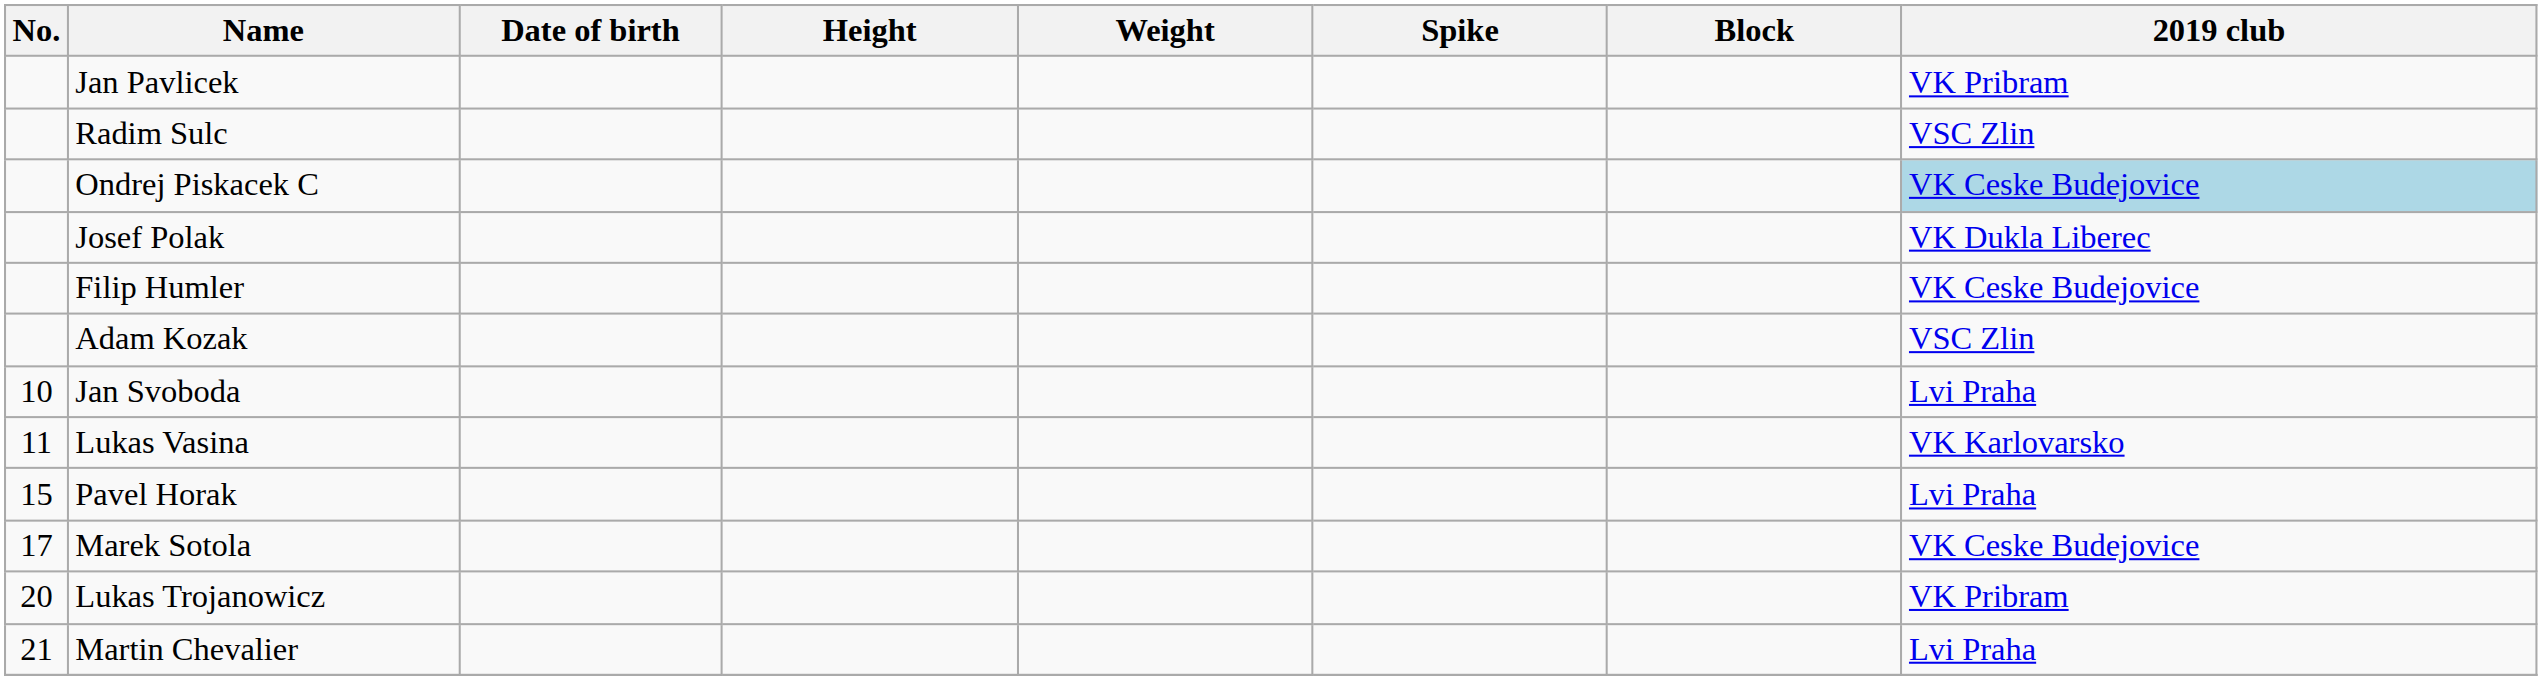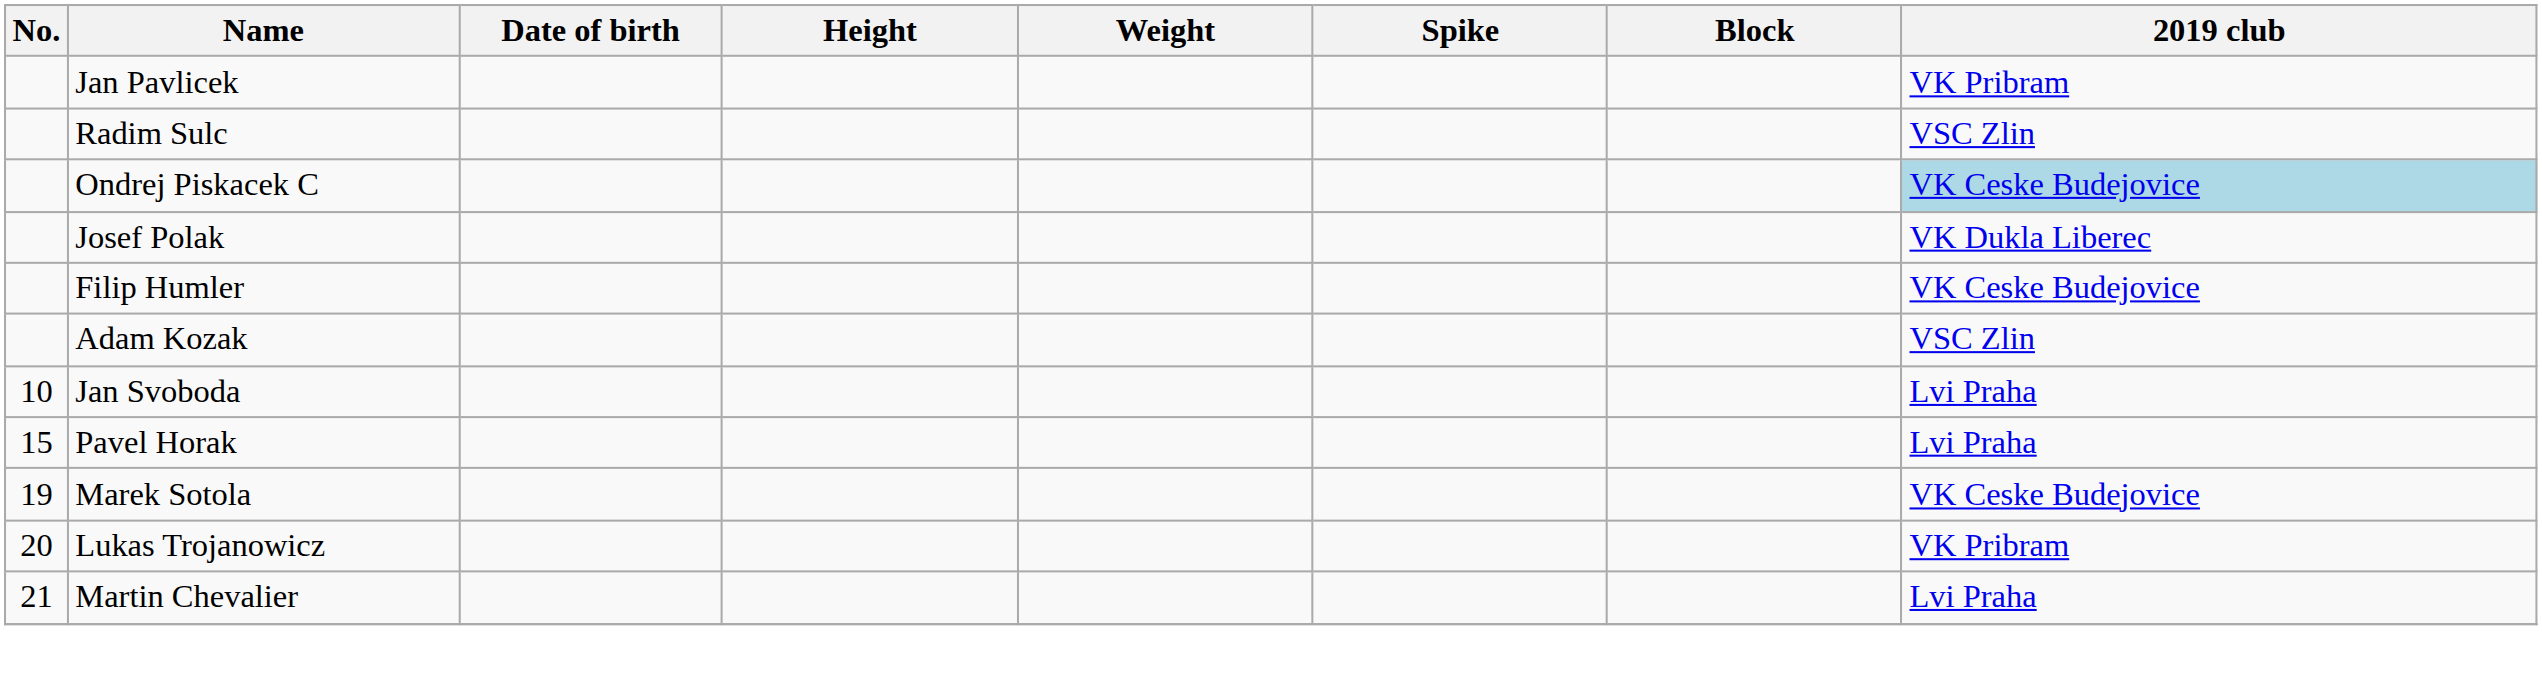- row: (162, 442)
(36, 545) 17 -> (36, 493) 19
